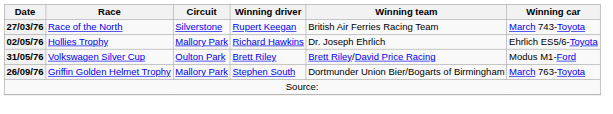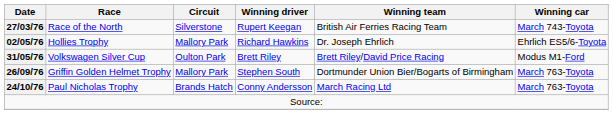+ row: (93, 87)
